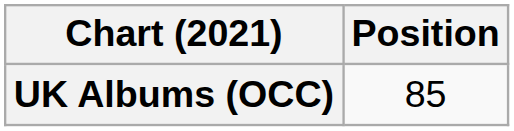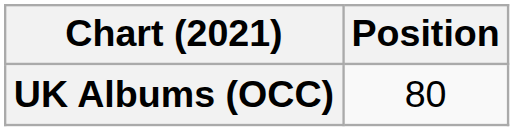(426, 93) 85 -> (426, 93) 80
